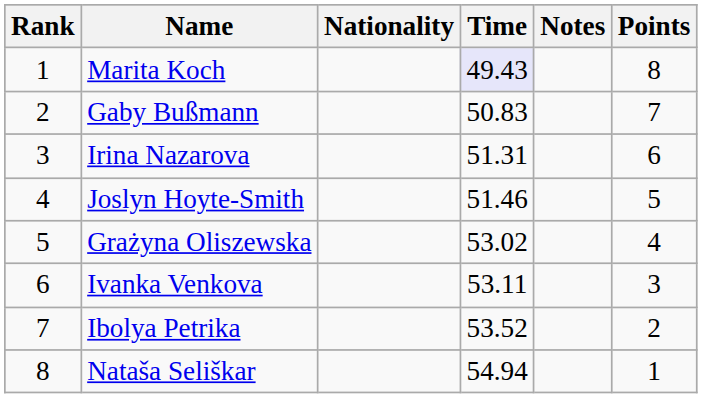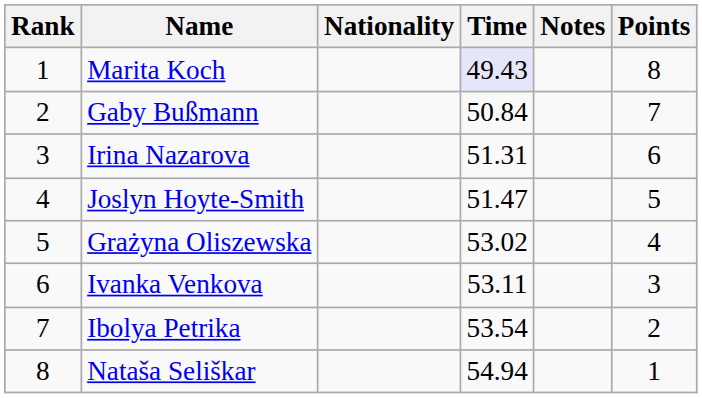(497, 112) 50.83 -> (497, 112) 50.84
(497, 198) 51.46 -> (497, 198) 51.47
(497, 328) 53.52 -> (497, 328) 53.54
